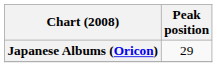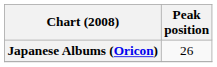(187, 51) 29 -> (187, 51) 26
